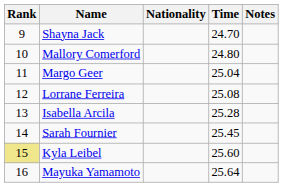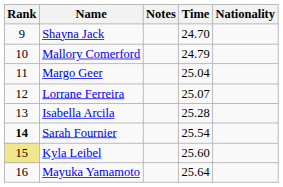columns swapped: (176, 14) <-> (260, 14)
(225, 53) 24.80 -> (196, 53) 24.79
(225, 93) 25.08 -> (196, 93) 25.07
(22, 133) normal -> (22, 133) bold
(225, 133) 25.45 -> (196, 133) 25.54
